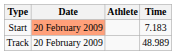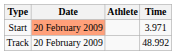(156, 27) 7.183 -> (156, 27) 3.971
(156, 43) 48.989 -> (156, 43) 48.992
